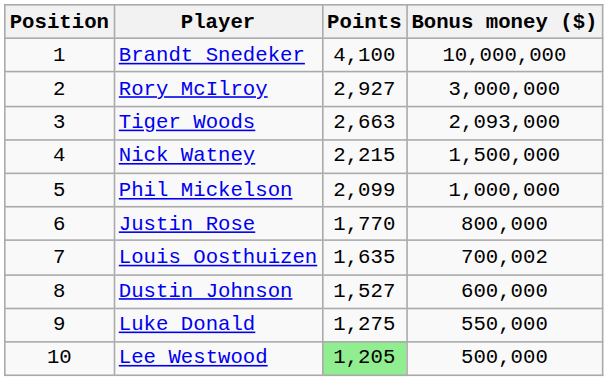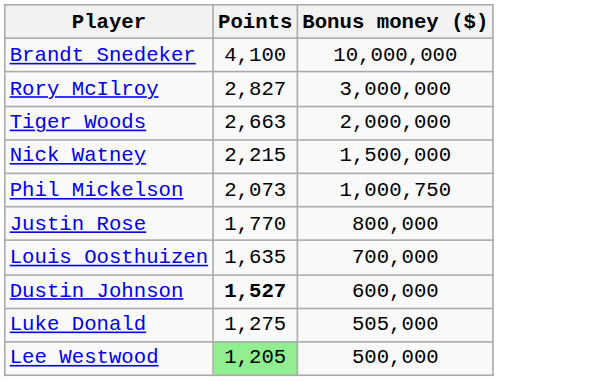- column: (59, 22)
(364, 89) 2,927 -> (255, 89) 2,827
(504, 123) 2,093,000 -> (395, 123) 2,000,000
(364, 190) 2,099 -> (255, 190) 2,073
(504, 190) 1,000,000 -> (395, 190) 1,000,750
(504, 257) 700,002 -> (395, 257) 700,000
(364, 291) normal -> (255, 291) bold
(504, 325) 550,000 -> (395, 325) 505,000
